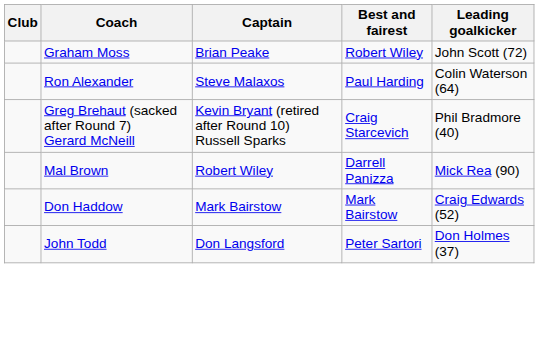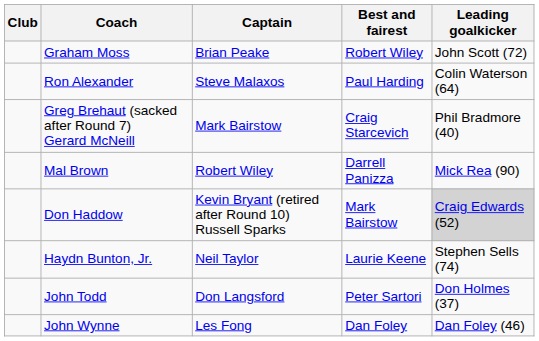(257, 125) Kevin Bryant (retired after Round 10) Russell Sparks -> (238, 125) Mark Bairstow
(238, 207) Mark Bairstow -> (257, 214) Kevin Bryant (retired after Round 10) Russell Sparks
(479, 207) no background -> (479, 214) lightgrey background
+ row: (98, 259)
+ row: (82, 325)
